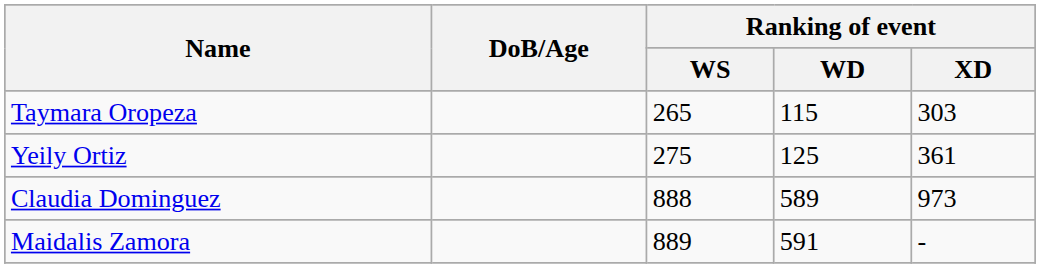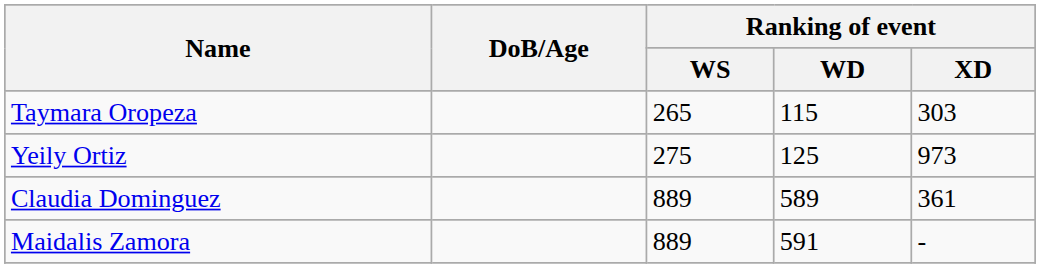(937, 155) 361 -> (937, 155) 973
(672, 198) 888 -> (672, 198) 889
(937, 198) 973 -> (937, 198) 361
